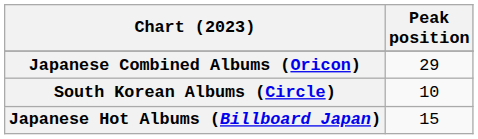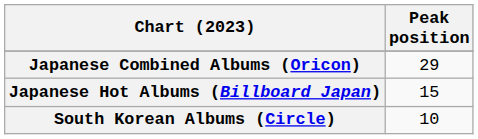rows swapped: (195, 120) <-> (195, 92)
